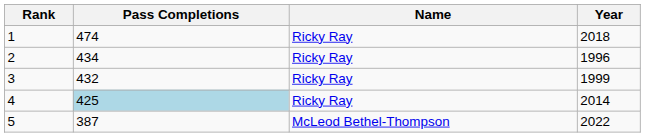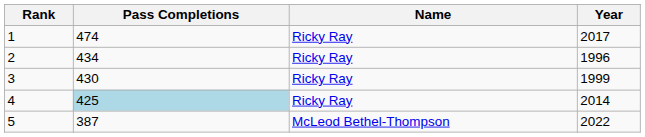(595, 36) 2018 -> (595, 36) 2017
(87, 79) 432 -> (87, 79) 430
